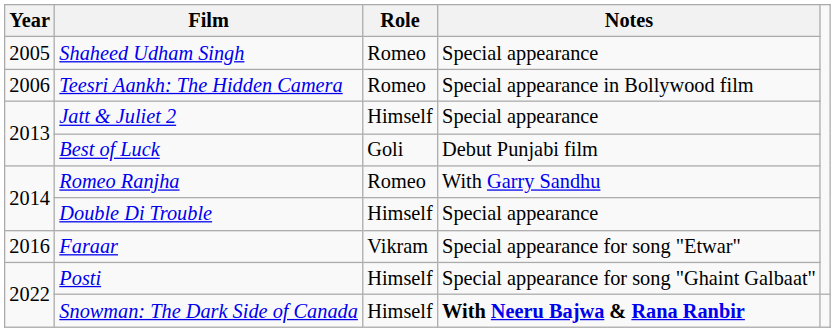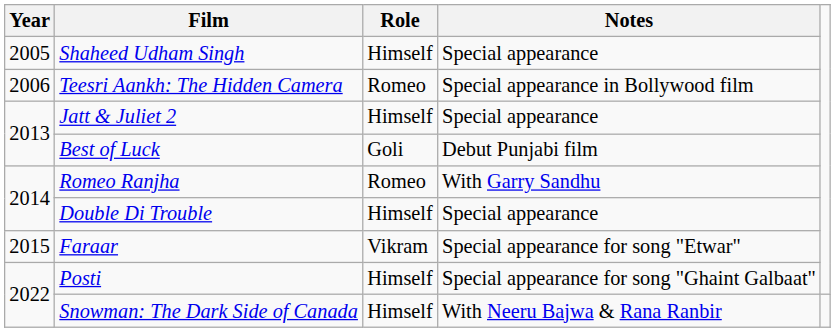(397, 52) Romeo -> (400, 52) Himself
(30, 246) 2016 -> (30, 246) 2015
(593, 310) bold -> (582, 310) normal
